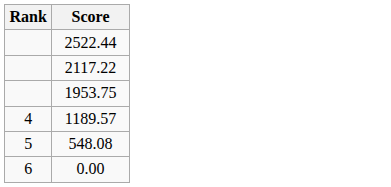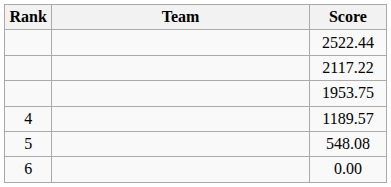+ column: (181, 17)
